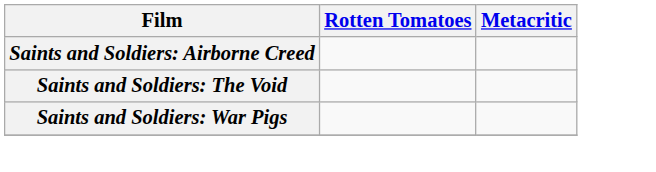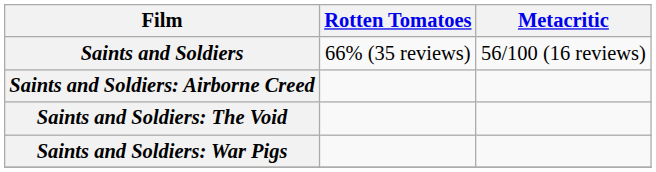+ row: (162, 53)
